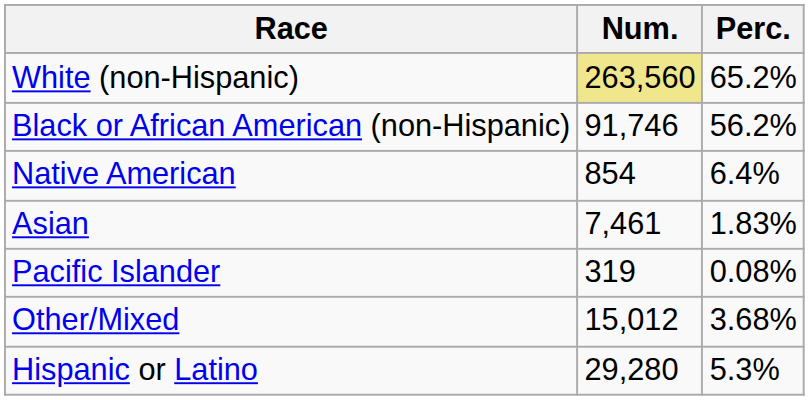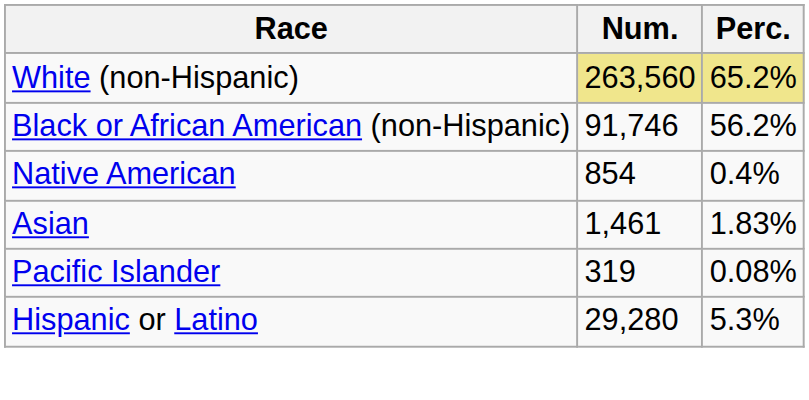(753, 77) no background -> (753, 77) khaki background
(745, 175) 6.4% -> (745, 175) 0.4%
(623, 223) 7,461 -> (623, 223) 1,461
- row: (96, 321)
